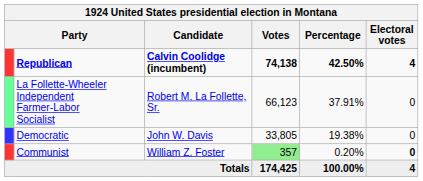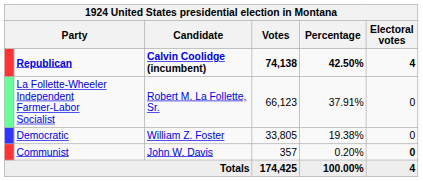(180, 136) John W. Davis -> (186, 136) William Z. Foster
(186, 152) William Z. Foster -> (180, 152) John W. Davis
(288, 152) lightgreen background -> (288, 152) no background
